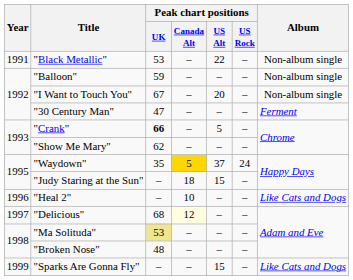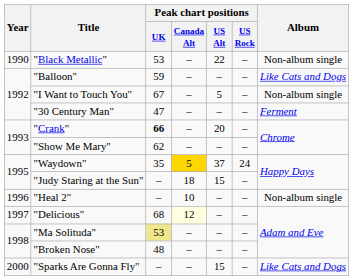(18, 59) 1991 -> (18, 59) 1990
(303, 77) Non-album single -> (303, 77) Like Cats and Dogs
(219, 94) 20 -> (219, 94) 5
(219, 128) 5 -> (219, 128) 20
(303, 197) Like Cats and Dogs -> (303, 197) Non-album single
(18, 266) 1999 -> (18, 266) 2000
